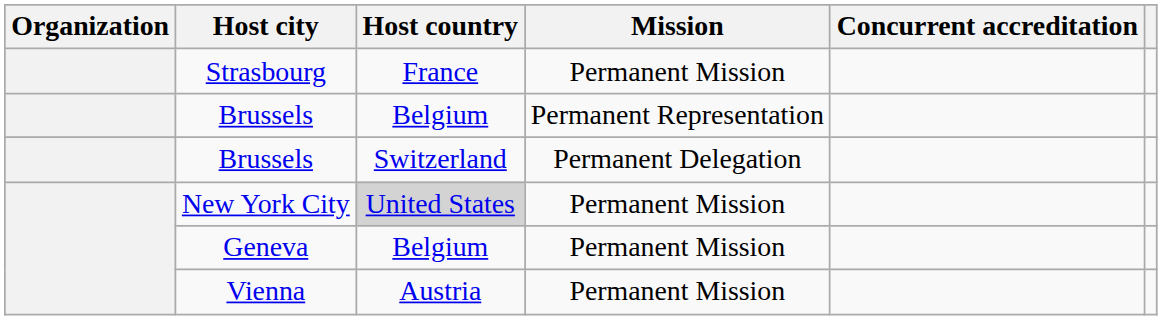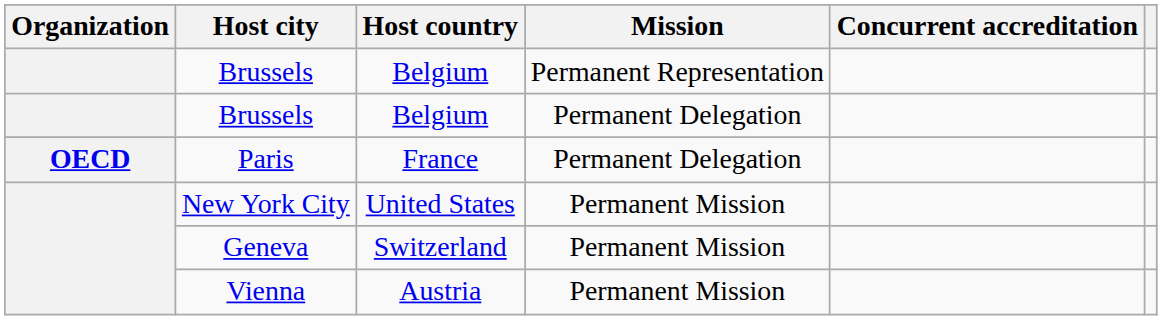- row: (266, 70)
(440, 159) Switzerland -> (440, 114) Belgium
+ row: (266, 159)
(440, 203) lightgrey background -> (440, 203) no background
(440, 247) Belgium -> (440, 247) Switzerland
